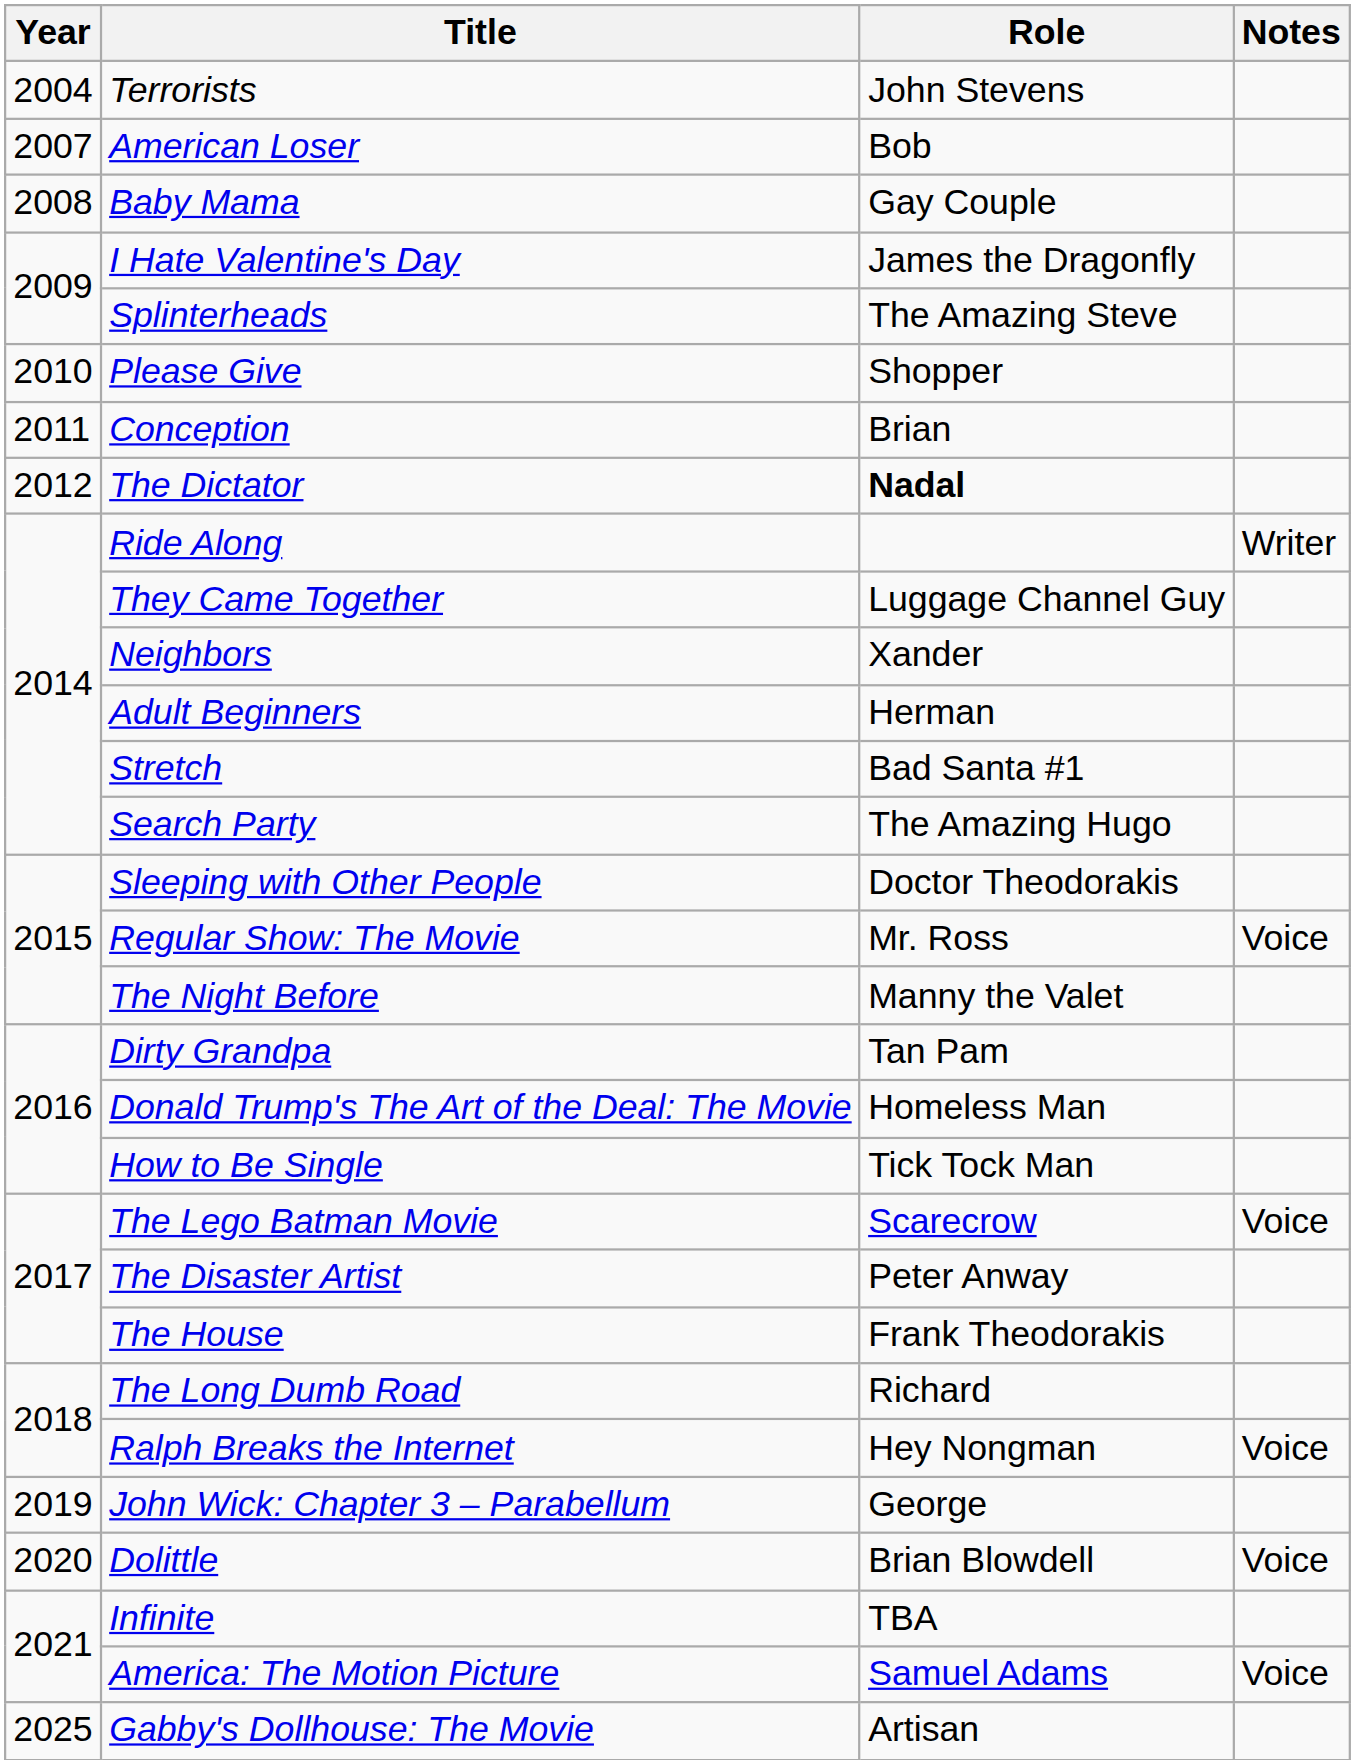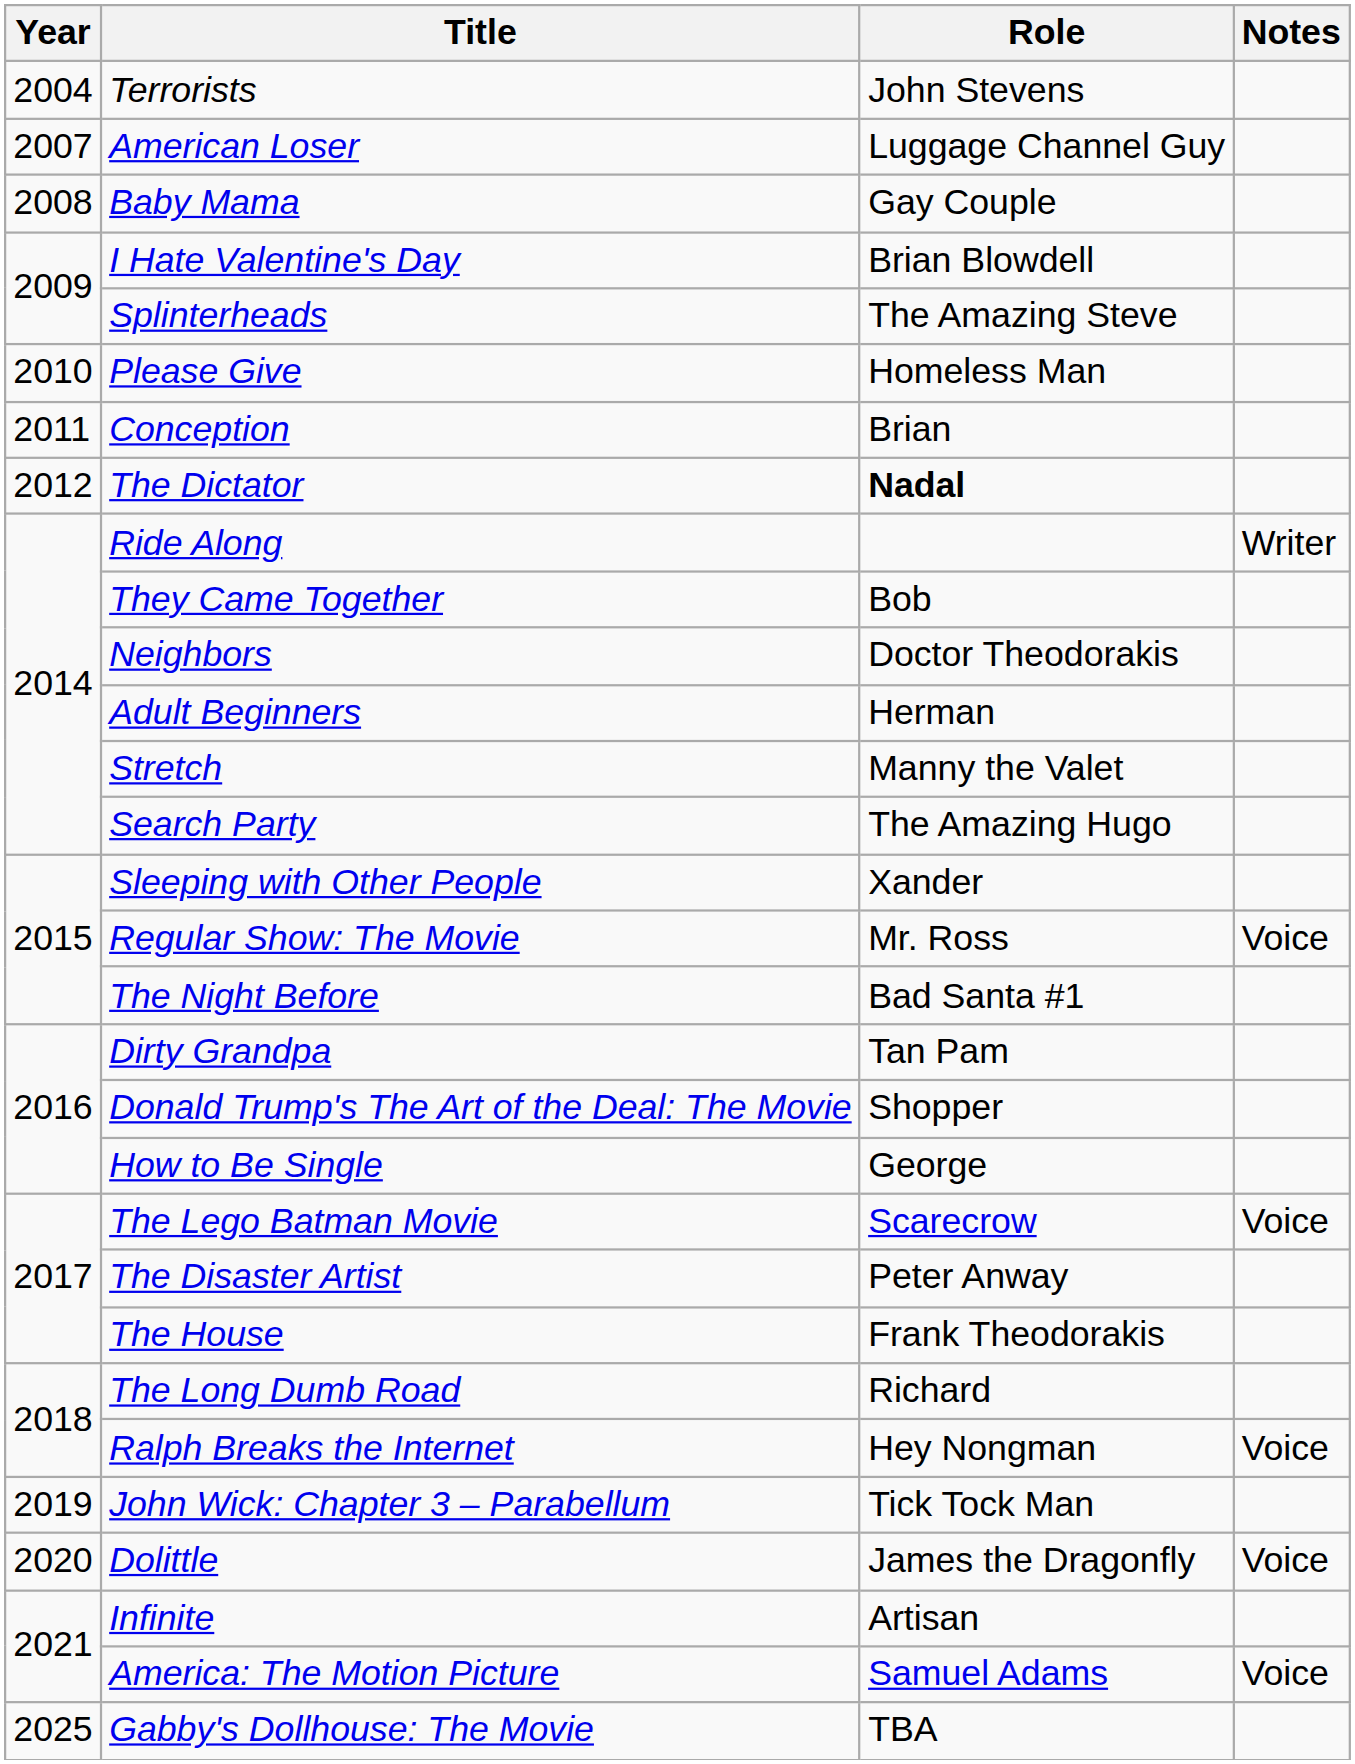(900, 145) Bob -> (1047, 145) Luggage Channel Guy
(1032, 259) James the Dragonfly -> (981, 259) Brian Blowdell
(936, 372) Shopper -> (987, 372) Homeless Man
(1047, 598) Luggage Channel Guy -> (900, 598) Bob
(926, 655) Xander -> (1023, 655) Doctor Theodorakis
(976, 768) Bad Santa #1 -> (996, 768) Manny the Valet
(1023, 881) Doctor Theodorakis -> (926, 881) Xander
(996, 994) Manny the Valet -> (976, 994) Bad Santa #1
(987, 1107) Homeless Man -> (936, 1107) Shopper
(981, 1164) Tick Tock Man -> (928, 1164) George
(928, 1504) George -> (981, 1504) Tick Tock Man
(981, 1560) Brian Blowdell -> (1032, 1560) James the Dragonfly
(903, 1617) TBA -> (924, 1617) Artisan
(924, 1730) Artisan -> (903, 1730) TBA
